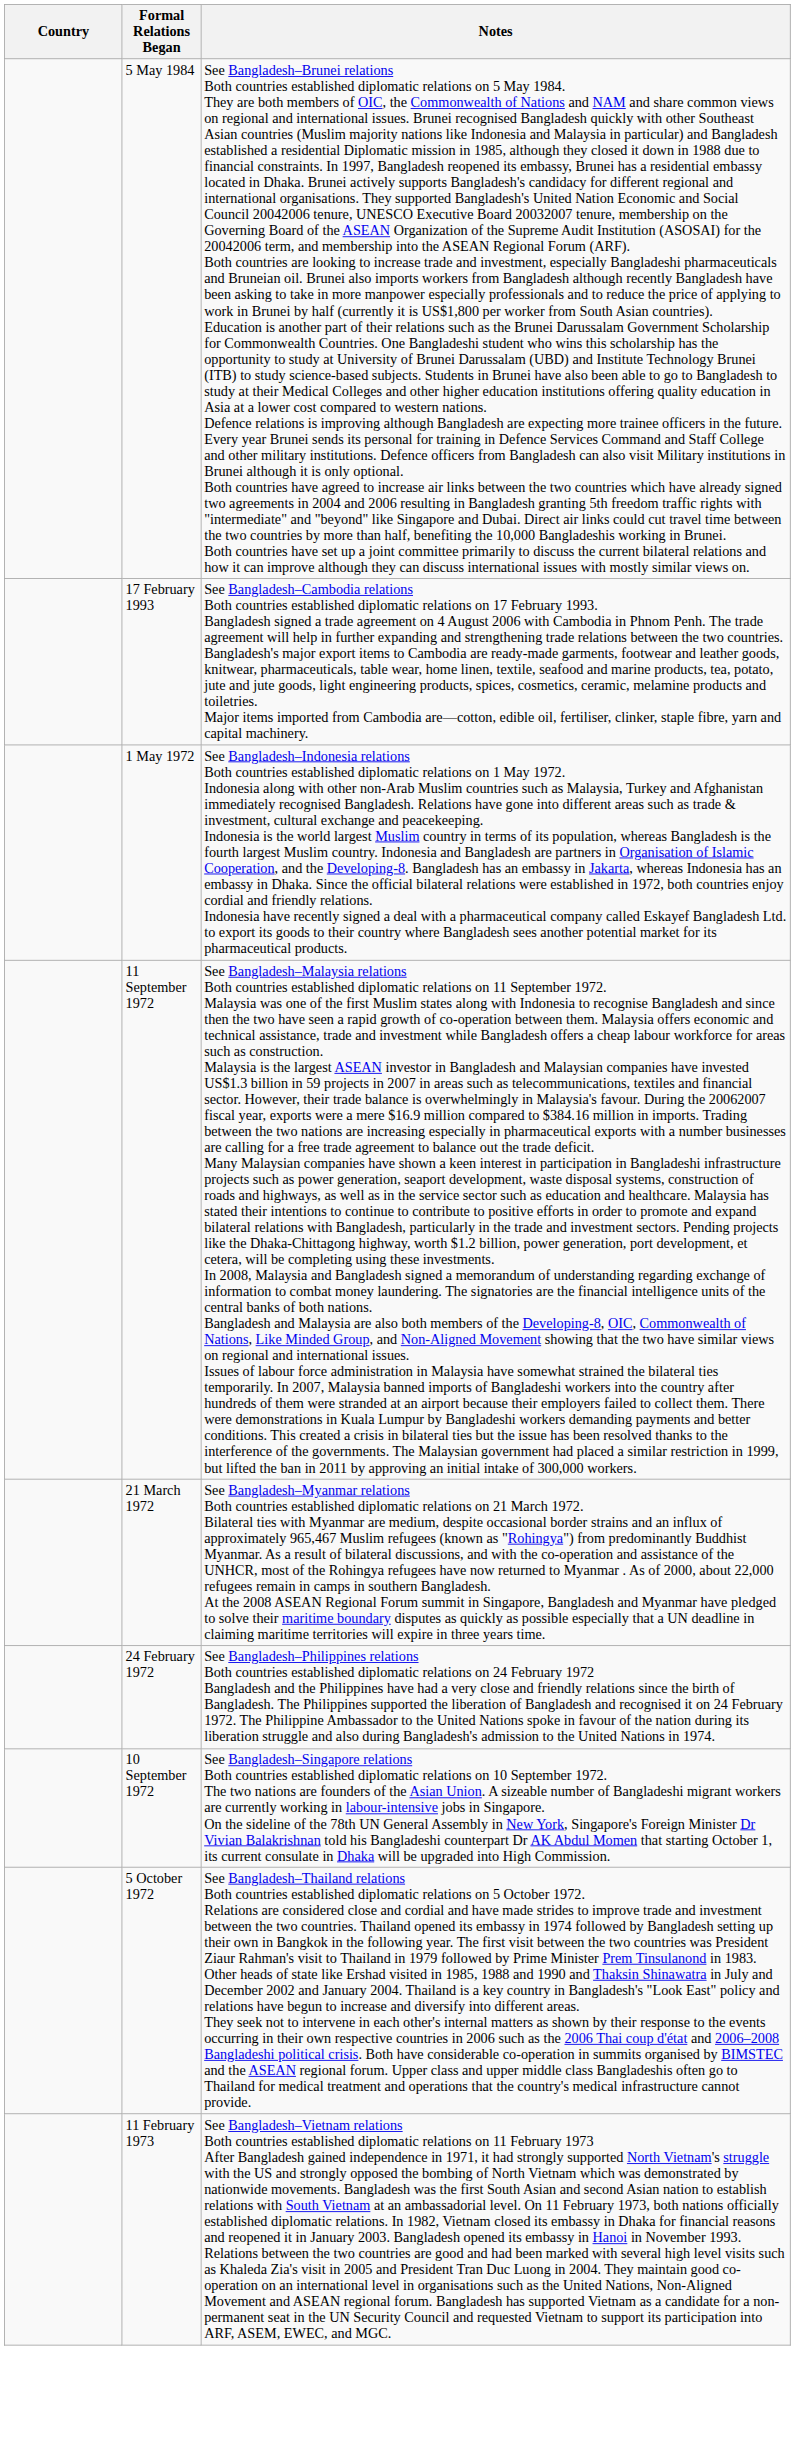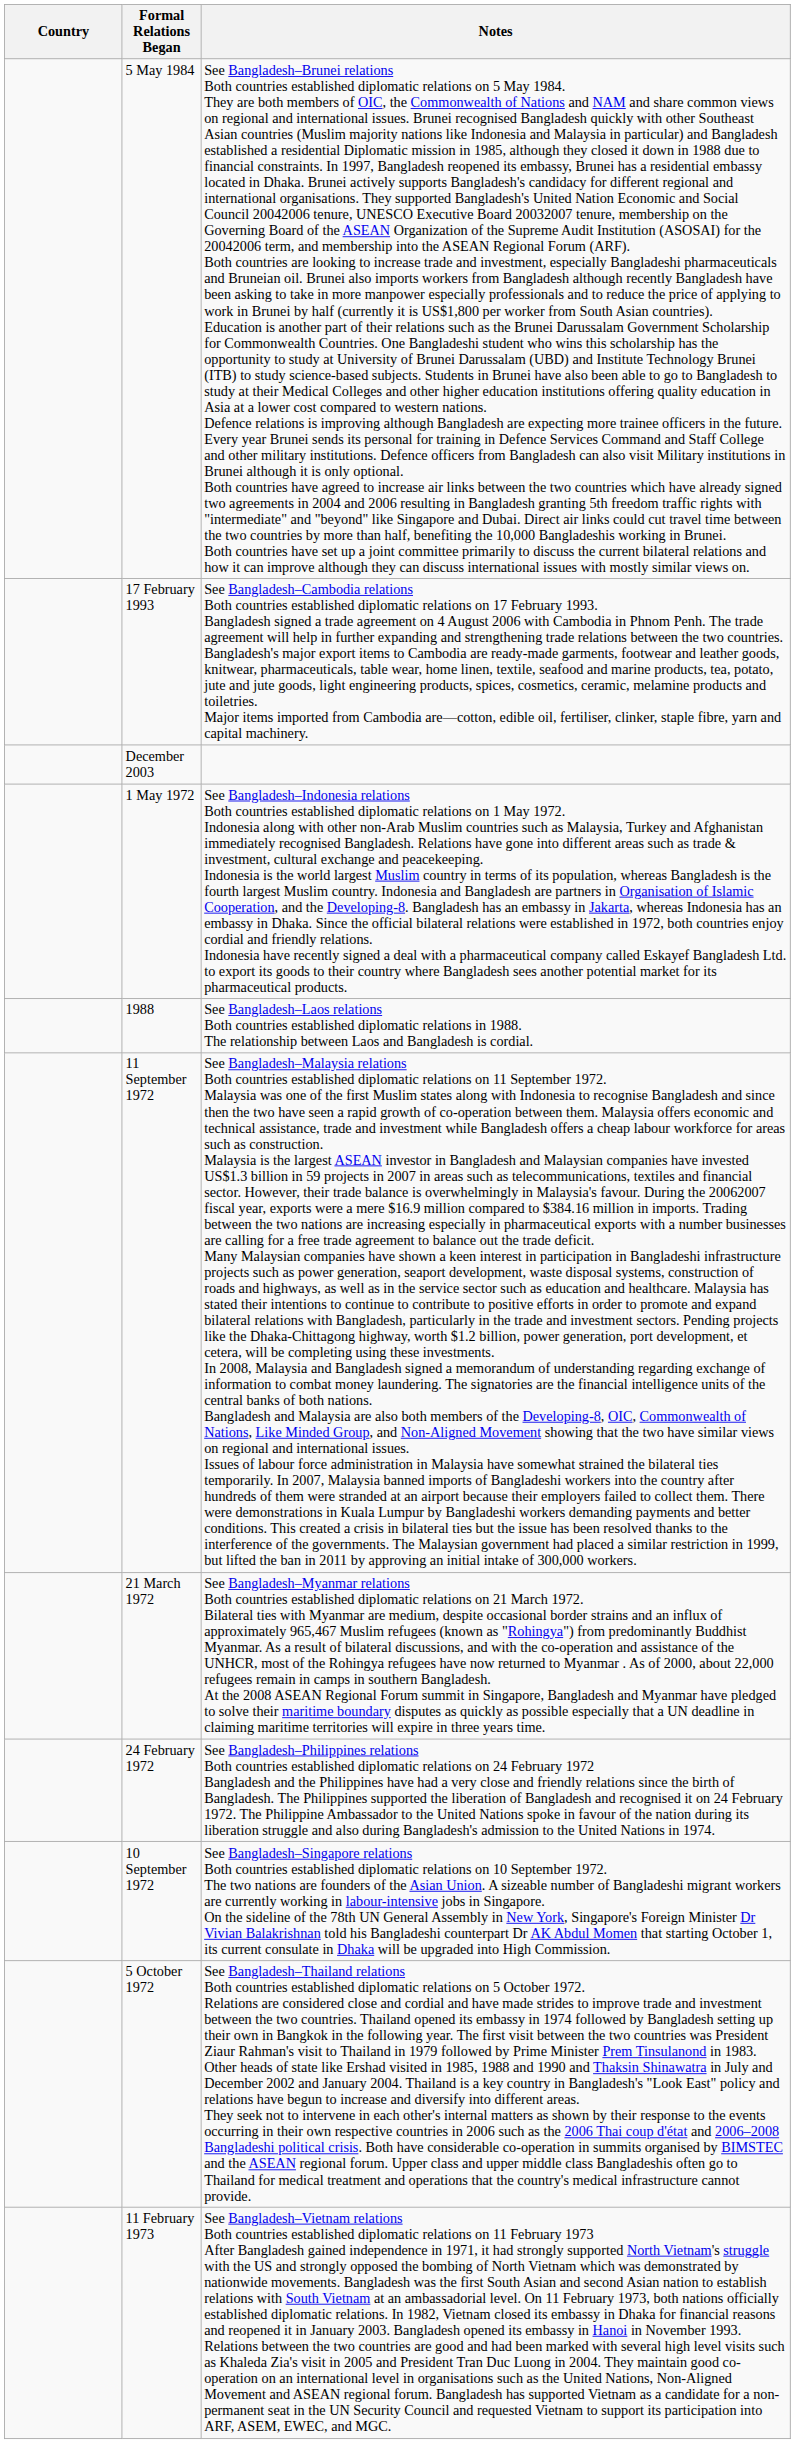+ row: (155, 764)
+ row: (140, 1009)
